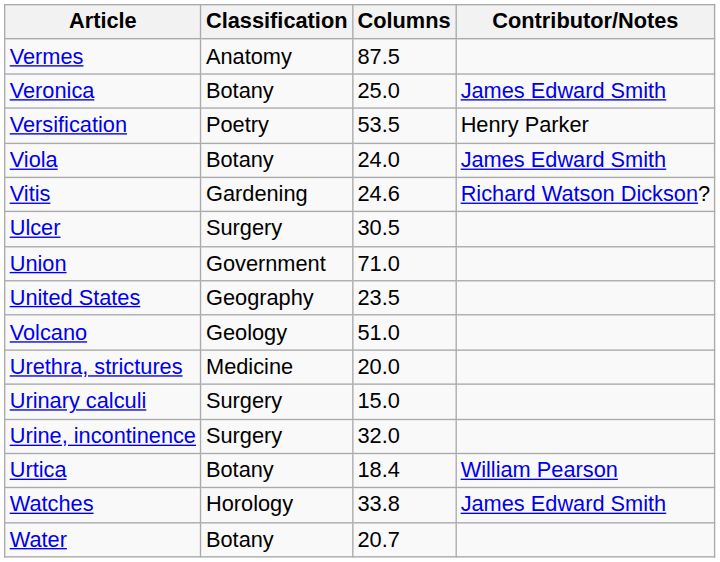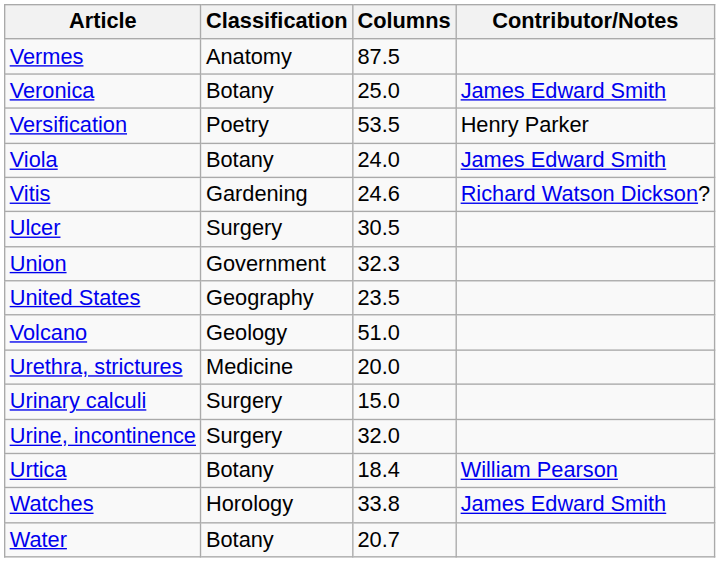(379, 263) 71.0 -> (379, 263) 32.3
